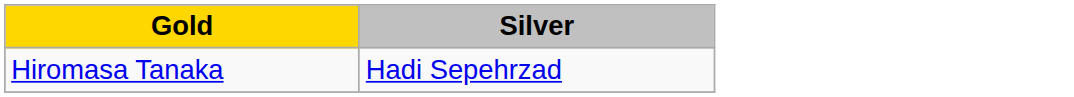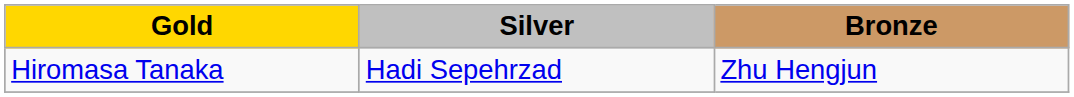+ column: (891, 26)
